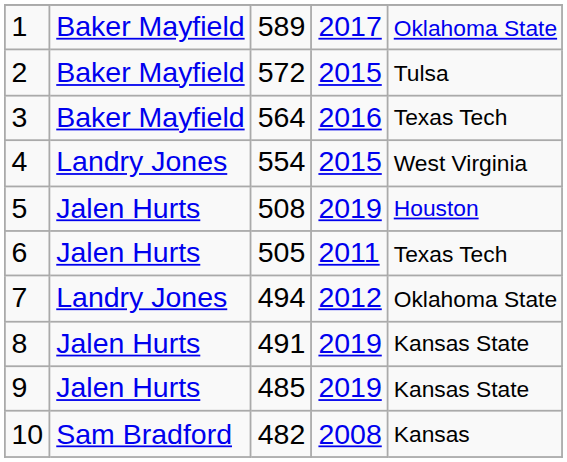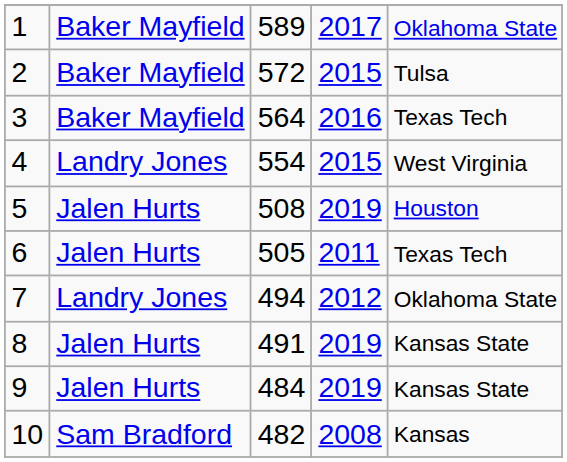(282, 388) 485 -> (282, 388) 484
